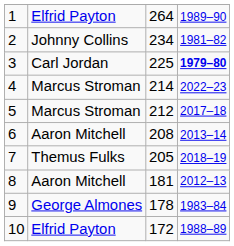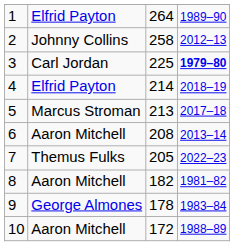(161, 39) 234 -> (161, 39) 258
(203, 40) 1981–82 -> (203, 40) 2012–13
(86, 87) Marcus Stroman -> (73, 87) Elfrid Payton
(203, 87) 2022–23 -> (203, 87) 2018–19
(161, 110) 212 -> (161, 110) 213
(203, 158) 2018–19 -> (203, 158) 2022–23
(161, 181) 181 -> (161, 181) 182
(203, 181) 2012–13 -> (203, 181) 1981–82
(73, 228) Elfrid Payton -> (78, 228) Aaron Mitchell
